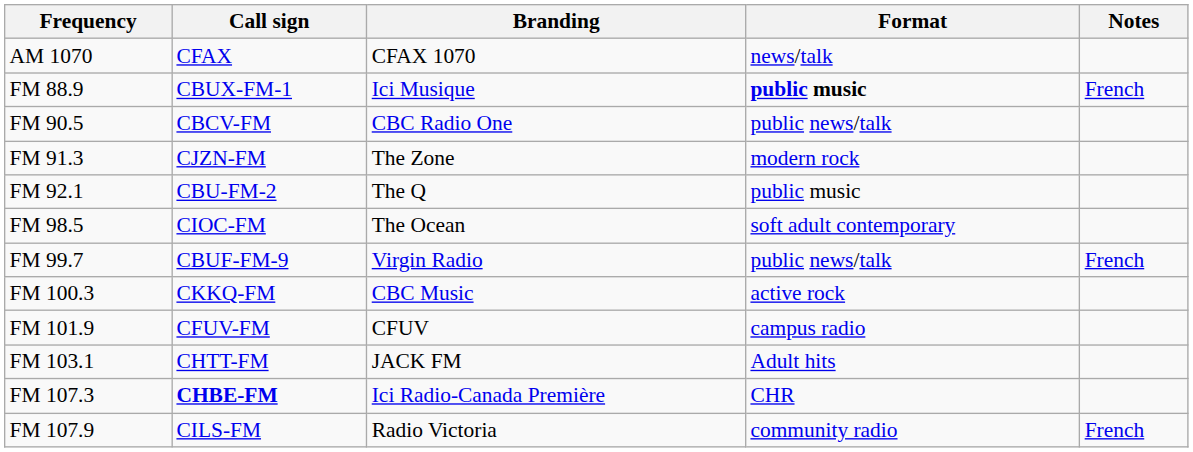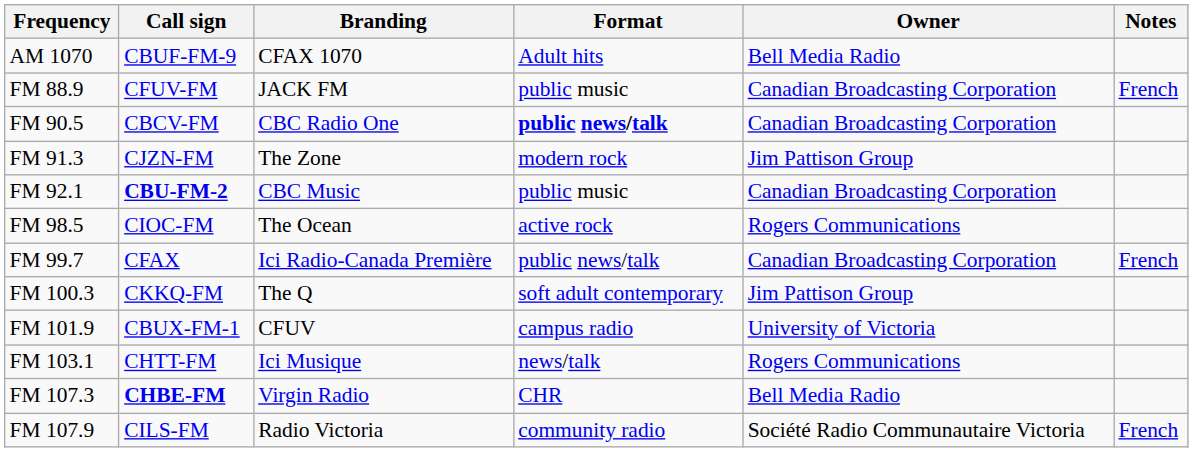+ column: (928, 21)
(204, 55) CFAX -> (180, 55) CBUF-FM-9
(792, 55) news/talk -> (561, 55) Adult hits
(234, 89) CBUX-FM-1 -> (171, 89) CFUV-FM
(423, 89) Ici Musique -> (303, 89) JACK FM
(809, 89) bold -> (573, 89) normal
(821, 123) normal -> (593, 123) bold
(226, 191) normal -> (176, 191) bold
(399, 191) The Q -> (309, 191) CBC Music
(853, 225) soft adult contemporary -> (566, 225) active rock
(232, 259) CBUF-FM-9 -> (152, 259) CFAX
(427, 259) Virgin Radio -> (375, 259) Ici Radio-Canada Première
(423, 293) CBC Music -> (285, 293) The Q
(798, 293) active rock -> (621, 293) soft adult contemporary
(223, 327) CFUV-FM -> (182, 327) CBUX-FM-1
(417, 361) JACK FM -> (310, 361) Ici Musique
(793, 361) Adult hits -> (559, 361) news/talk
(488, 395) Ici Radio-Canada Première -> (314, 395) Virgin Radio
